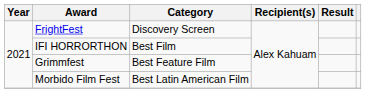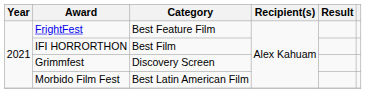(173, 29) Discovery Screen -> (174, 29) Best Feature Film
(174, 63) Best Feature Film -> (173, 63) Discovery Screen
